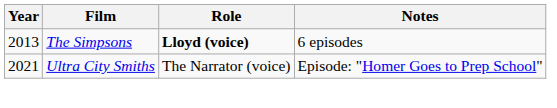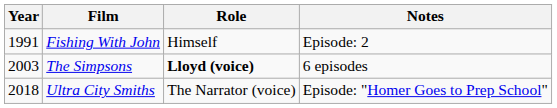+ row: (103, 41)
(24, 41) 2013 -> (24, 66) 2003
(24, 66) 2021 -> (24, 90) 2018
